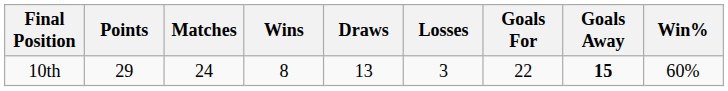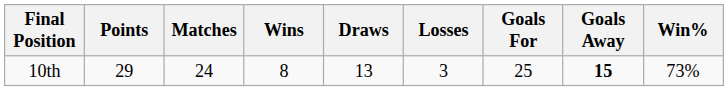(523, 70) 22 -> (523, 70) 25
(683, 70) 60% -> (683, 70) 73%
